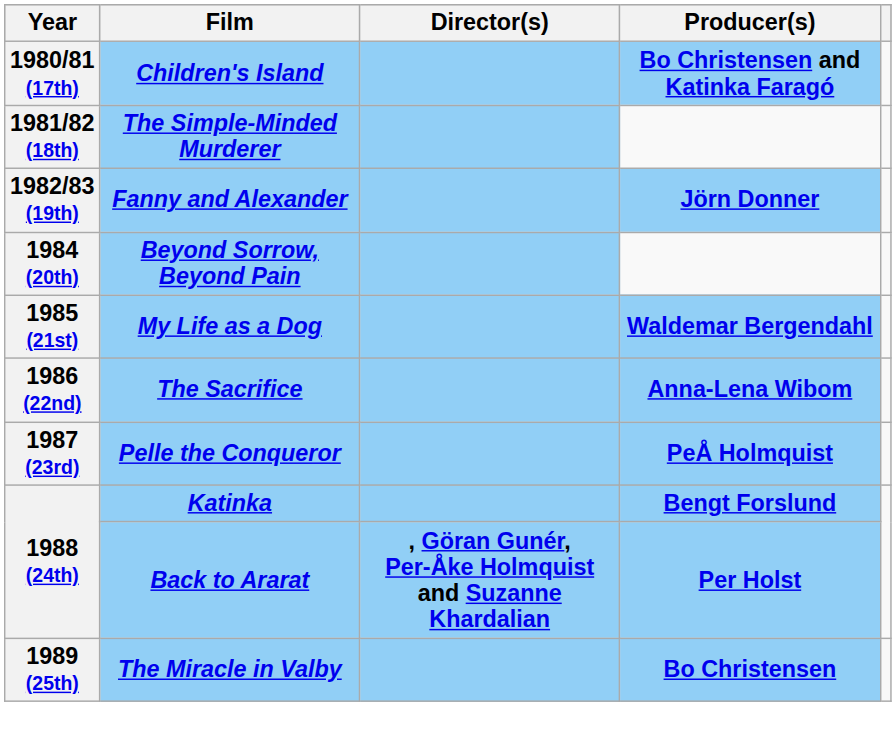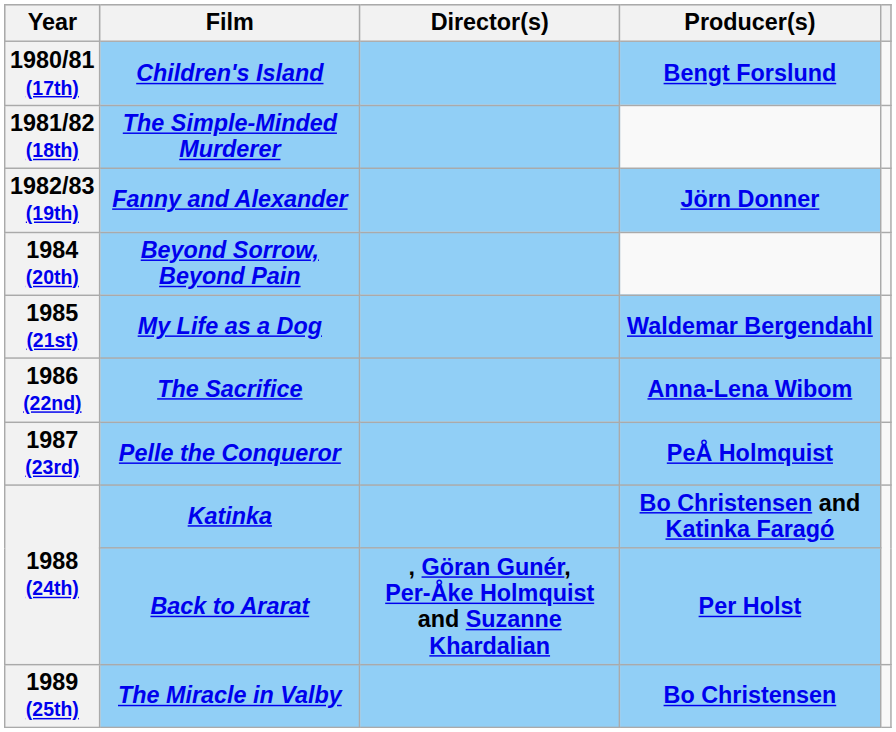(750, 73) Bo Christensen and Katinka Faragó -> (750, 73) Bengt Forslund
(750, 503) Bengt Forslund -> (750, 516) Bo Christensen and Katinka Faragó
